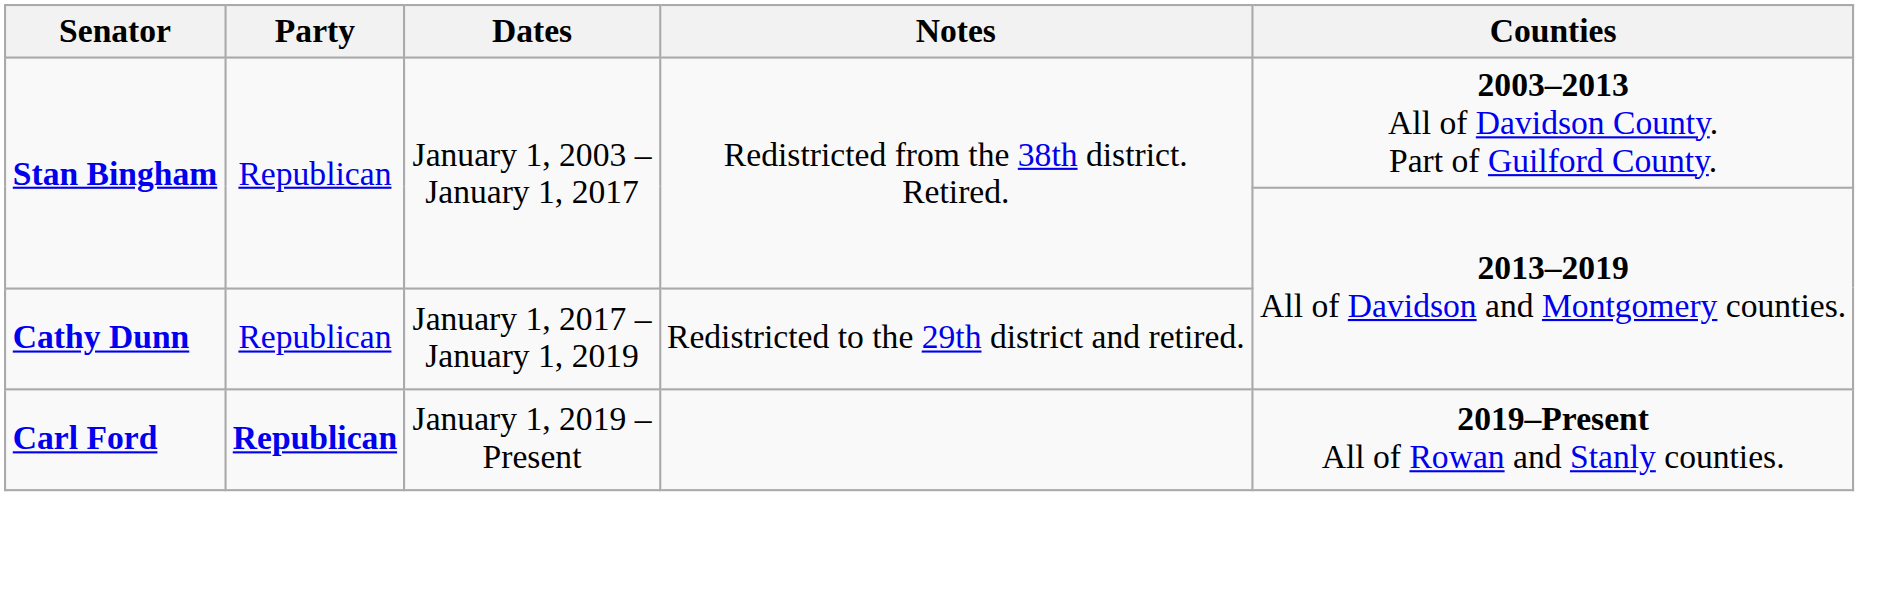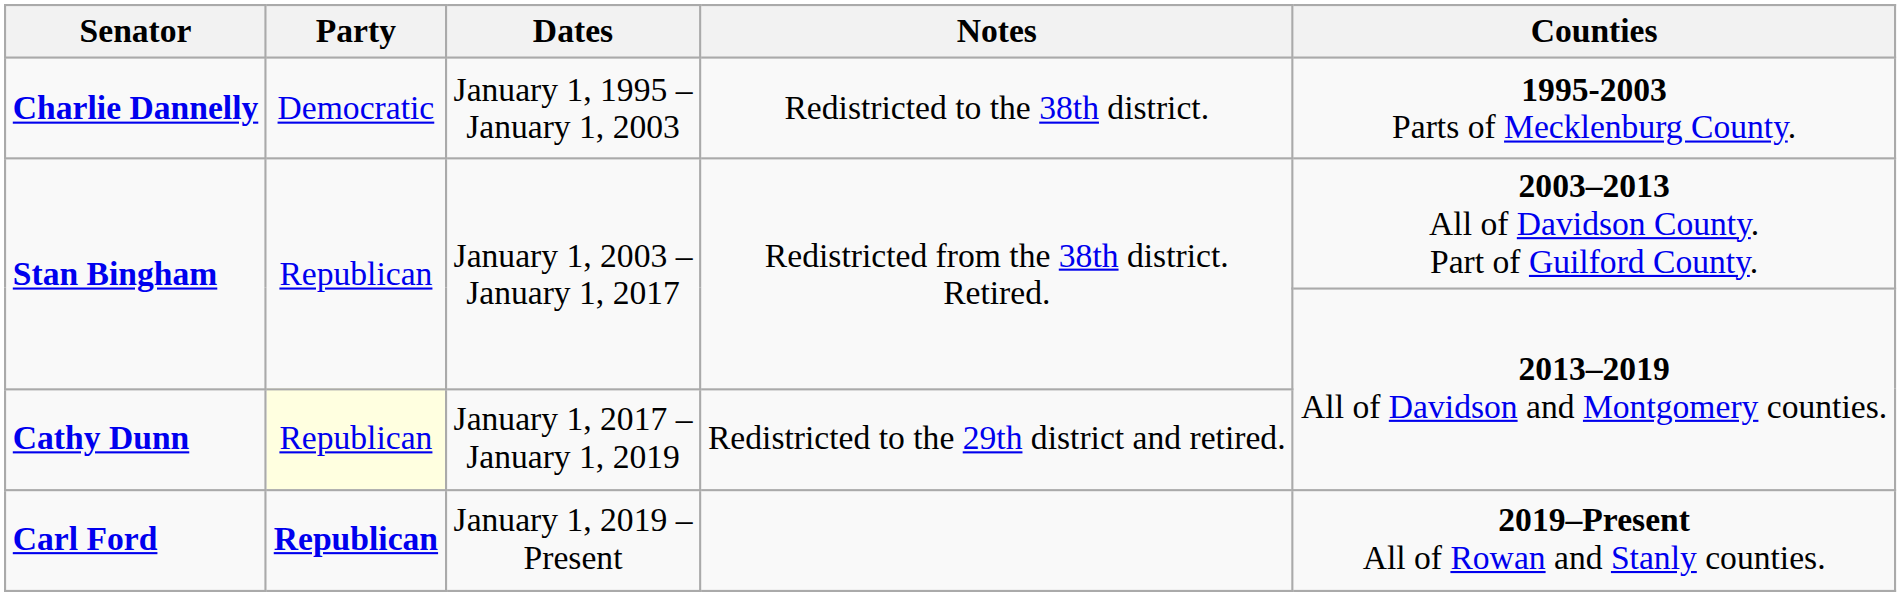+ row: (136, 108)
(315, 337) no background -> (356, 438) lightyellow background
